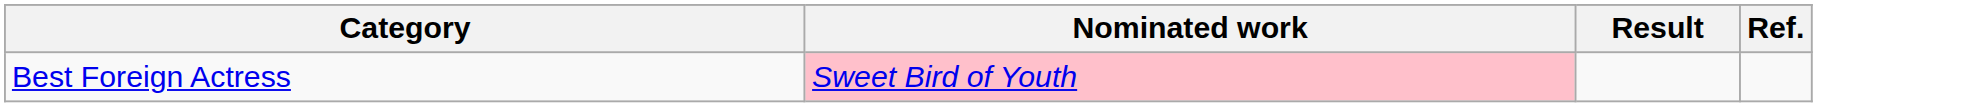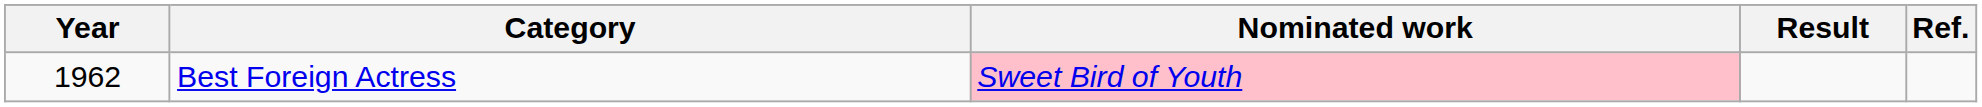+ column: (88, 28)
